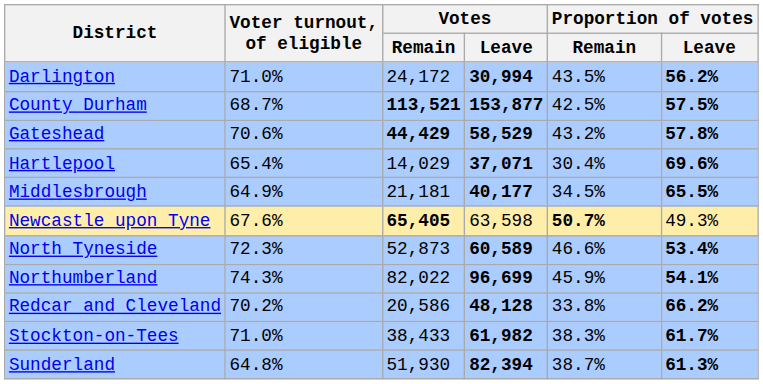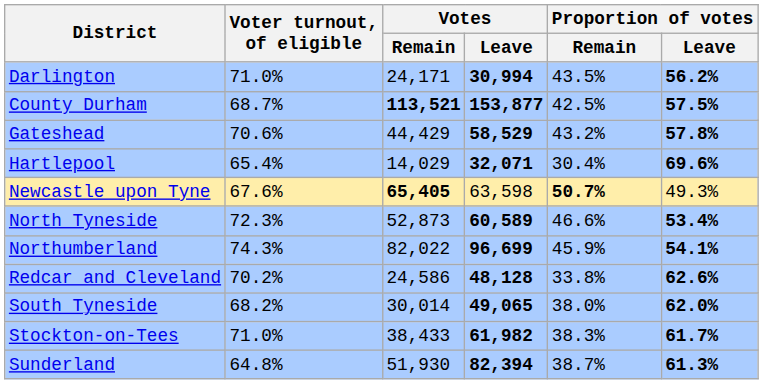(418, 77) 24,172 -> (418, 77) 24,171
(418, 134) bold -> (418, 134) normal
(501, 163) 37,071 -> (501, 163) 32,071
- row: (78, 192)
(418, 307) 20,586 -> (418, 278) 24,586
(692, 307) 66.2% -> (692, 278) 62.6%
+ row: (83, 307)
